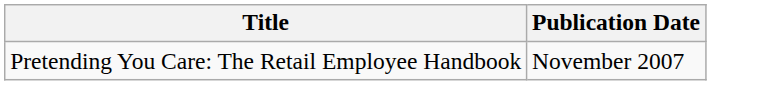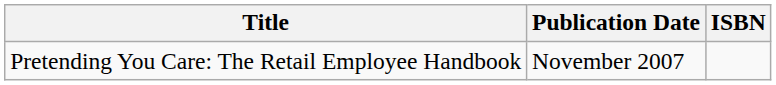+ column: (738, 23)
